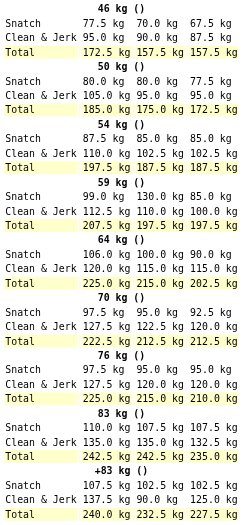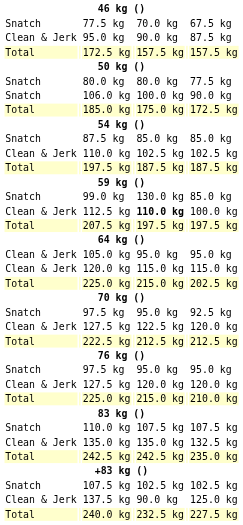rows swapped: (41, 96) <-> (23, 254)
(160, 211) normal -> (160, 211) bold
